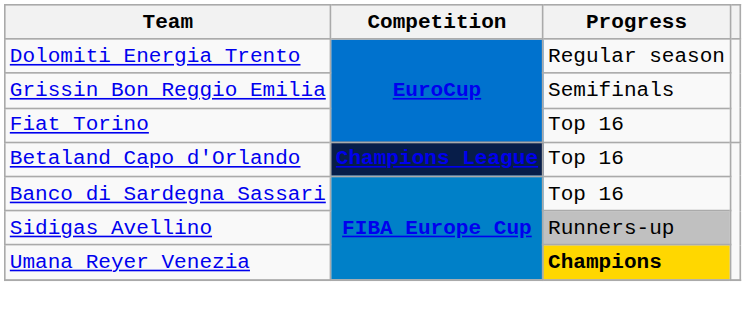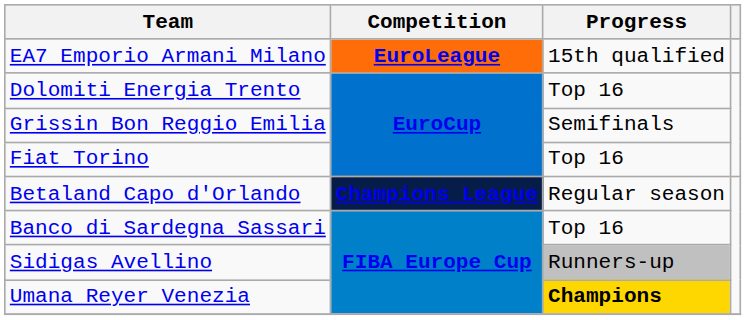+ row: (168, 56)
(637, 56) Regular season -> (586, 91) Top 16
(586, 159) Top 16 -> (637, 194) Regular season
